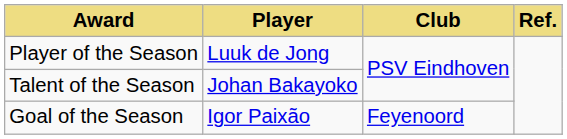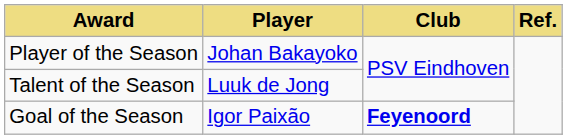(268, 52) Luuk de Jong -> (282, 52) Johan Bakayoko
(282, 85) Johan Bakayoko -> (268, 85) Luuk de Jong
(416, 117) normal -> (419, 117) bold
